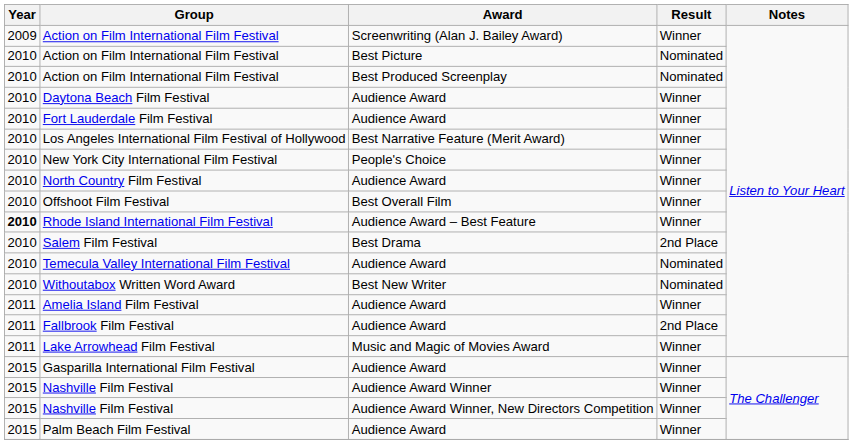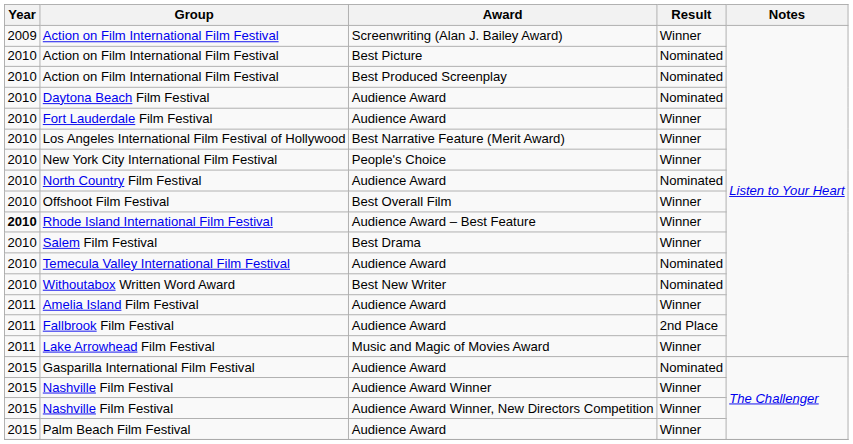(680, 98) Winner -> (691, 98) Nominated
(680, 181) Winner -> (691, 181) Nominated
(689, 243) 2nd Place -> (680, 243) Winner
(680, 367) Winner -> (691, 367) Nominated
